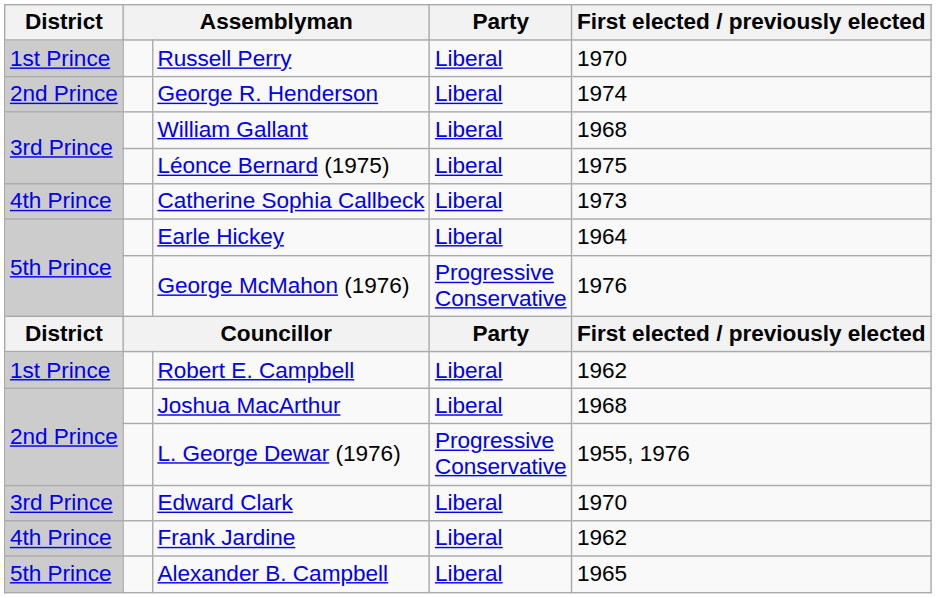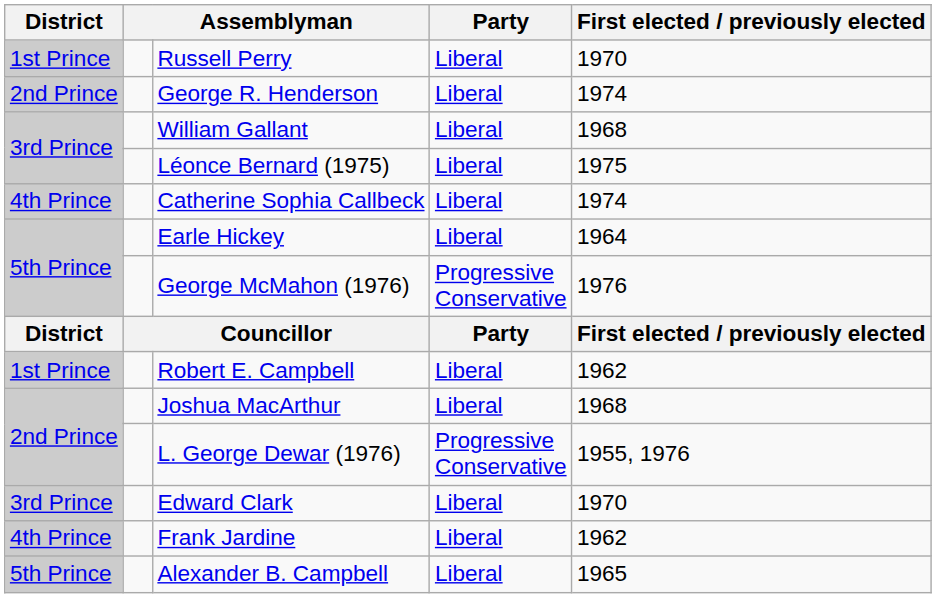(602, 201) 1973 -> (602, 201) 1974
